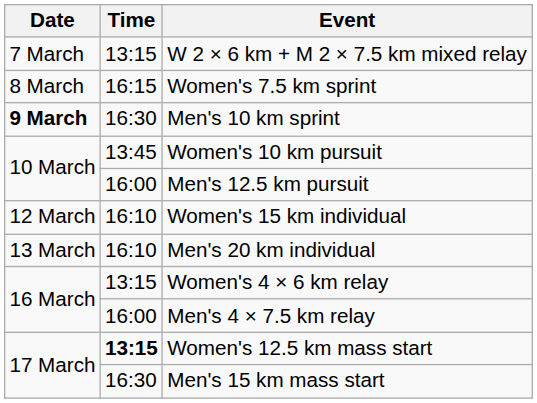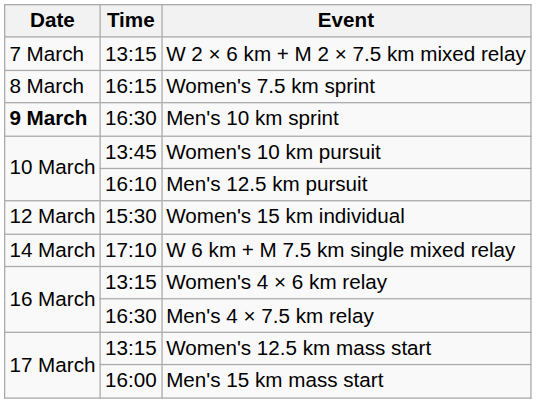(131, 184) 16:00 -> (131, 184) 16:10
(131, 217) 16:10 -> (131, 217) 15:30
- row: (271, 250)
+ row: (341, 250)
(131, 315) 16:00 -> (131, 315) 16:30
(131, 348) bold -> (131, 348) normal
(131, 380) 16:30 -> (131, 380) 16:00
